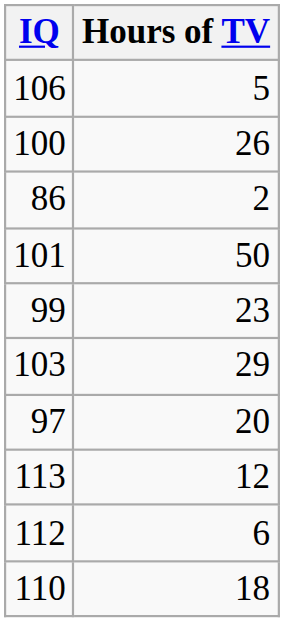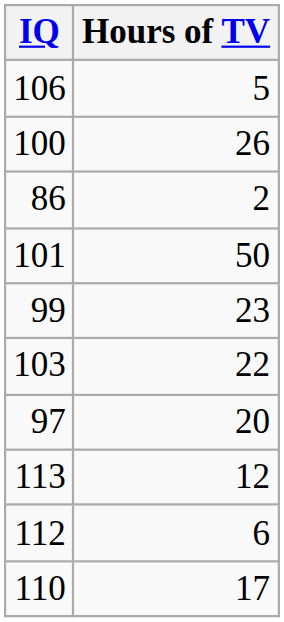(253, 365) 29 -> (253, 365) 22
(253, 587) 18 -> (253, 587) 17
